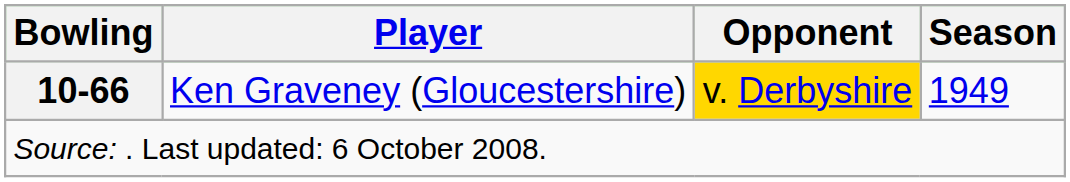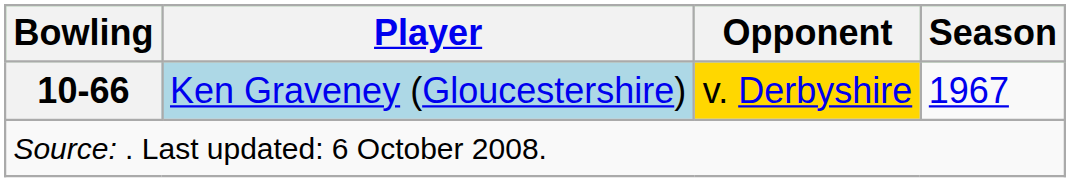(428, 90) no background -> (428, 90) lightblue background
(969, 90) 1949 -> (969, 90) 1967
